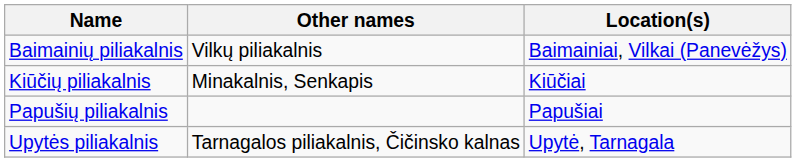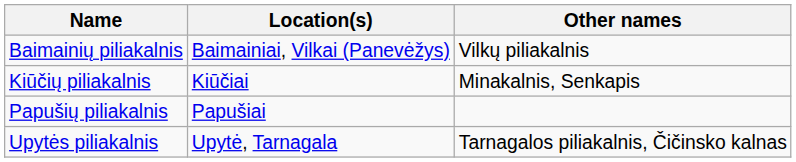columns swapped: (356, 20) <-> (658, 20)
